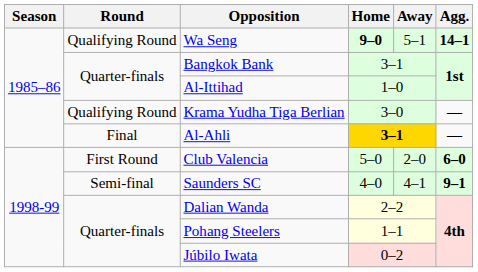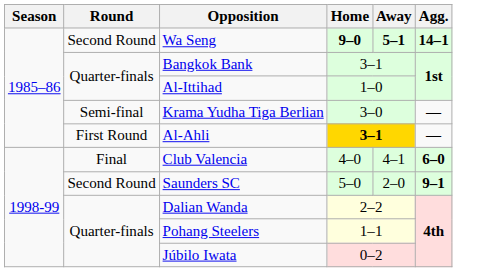(122, 40) Qualifying Round -> (112, 40) Second Round
(415, 40) normal -> (394, 40) bold
(122, 111) Qualifying Round -> (112, 111) Semi-final
(122, 135) Final -> (112, 135) First Round
(122, 159) First Round -> (112, 159) Final
(371, 159) 5–0 -> (350, 159) 4–0
(415, 159) 2–0 -> (394, 159) 4–1
(122, 183) Semi-final -> (112, 183) Second Round
(371, 183) 4–0 -> (350, 183) 5–0
(415, 183) 4–1 -> (394, 183) 2–0
